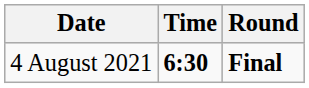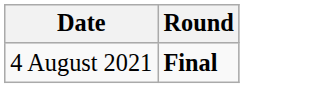- column: (190, 23)
